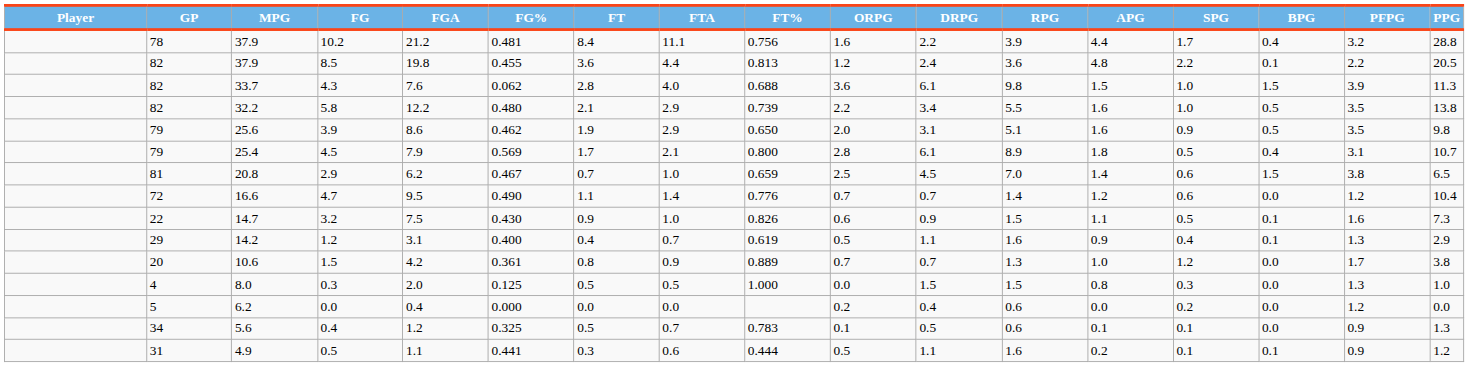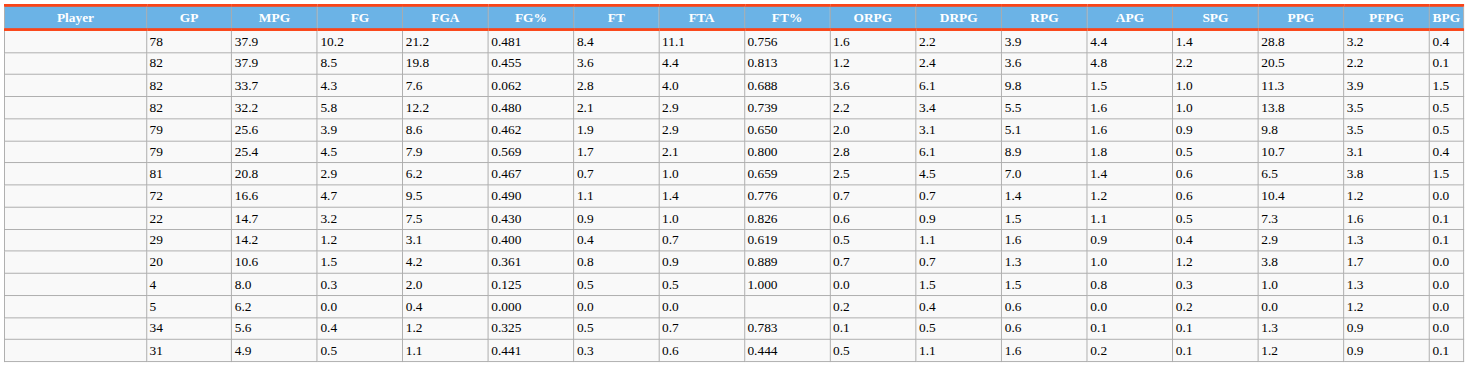columns swapped: (1302, 17) <-> (1447, 17)
(1185, 41) 1.7 -> (1184, 41) 1.4
